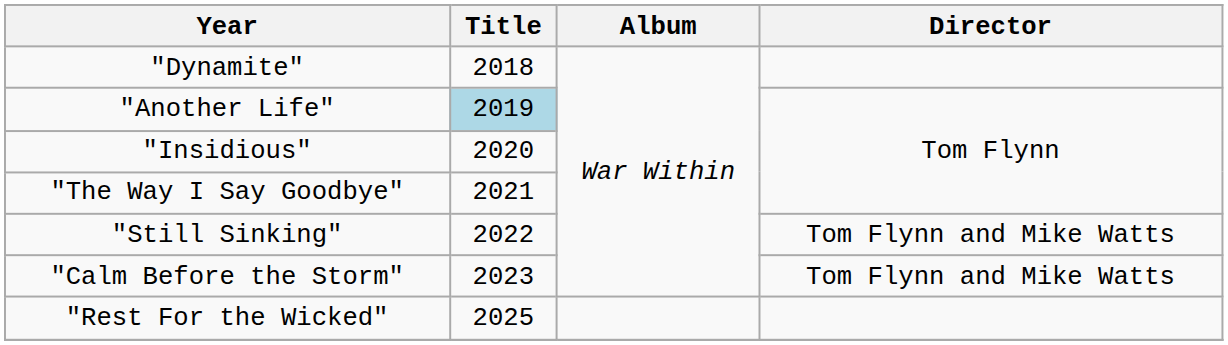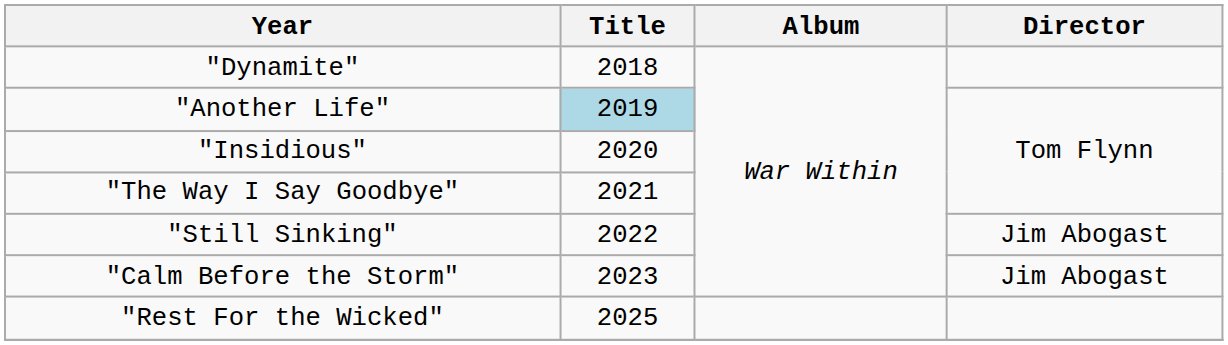(991, 235) Tom Flynn and Mike Watts -> (1084, 235) Jim Abogast
(991, 276) Tom Flynn and Mike Watts -> (1084, 276) Jim Abogast
